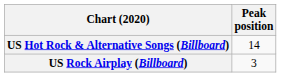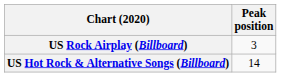rows swapped: (118, 44) <-> (118, 63)
